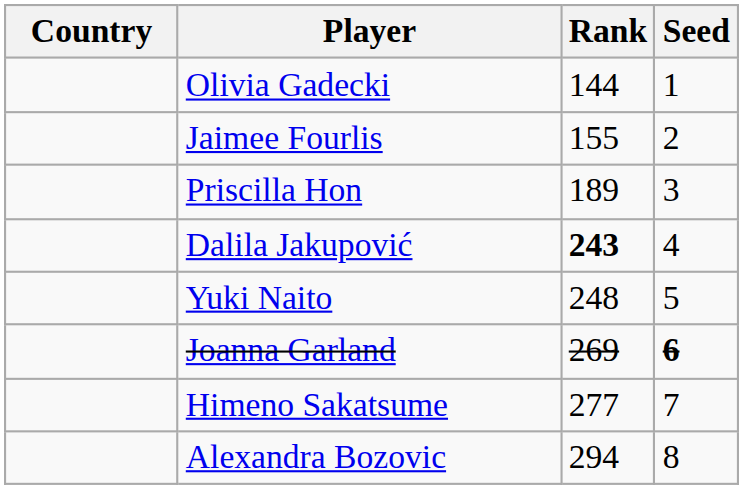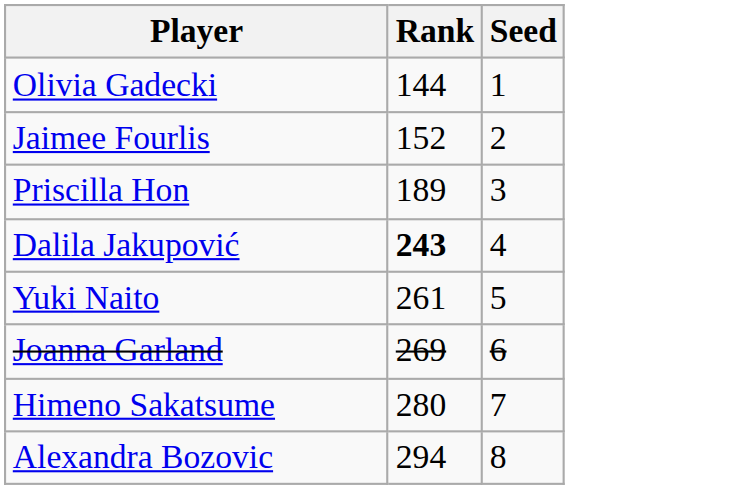- column: (92, 31)
(594, 137) 155 -> (421, 137) 152
(594, 297) 248 -> (421, 297) 261
(671, 350) bold -> (498, 350) normal
(594, 404) 277 -> (421, 404) 280
